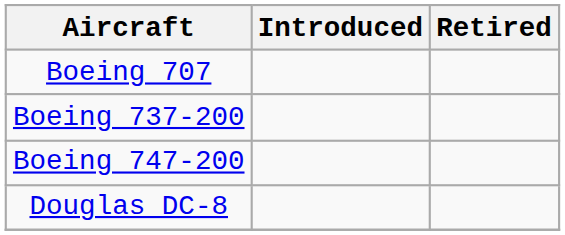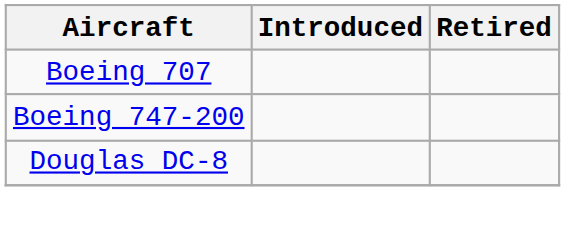- row: (129, 117)
